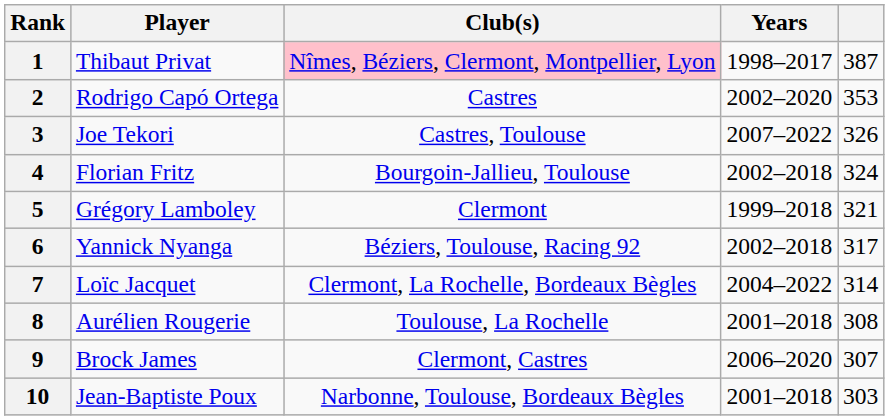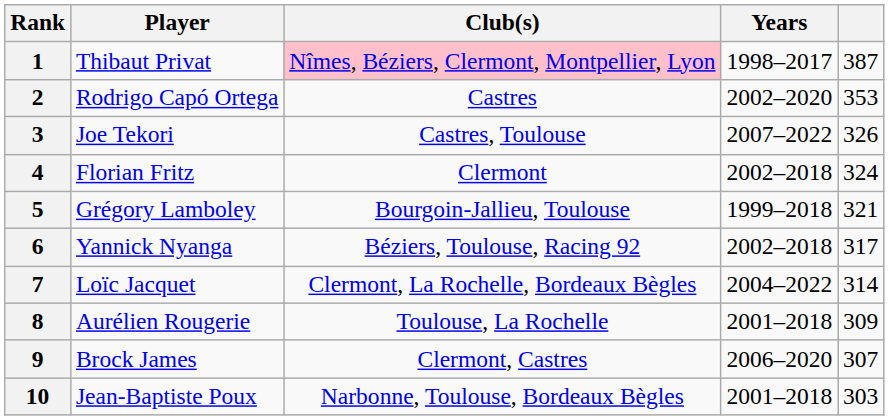(502, 172) Bourgoin-Jallieu, Toulouse -> (502, 172) Clermont
(502, 209) Clermont -> (502, 209) Bourgoin-Jallieu, Toulouse
(861, 321) 308 -> (861, 321) 309
